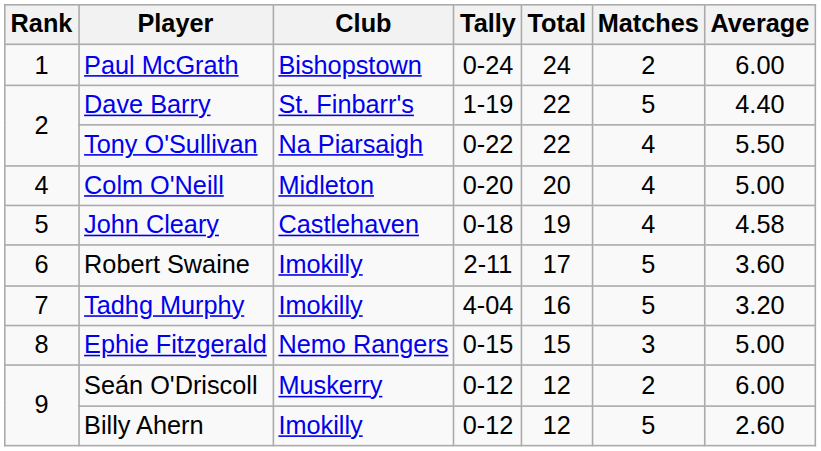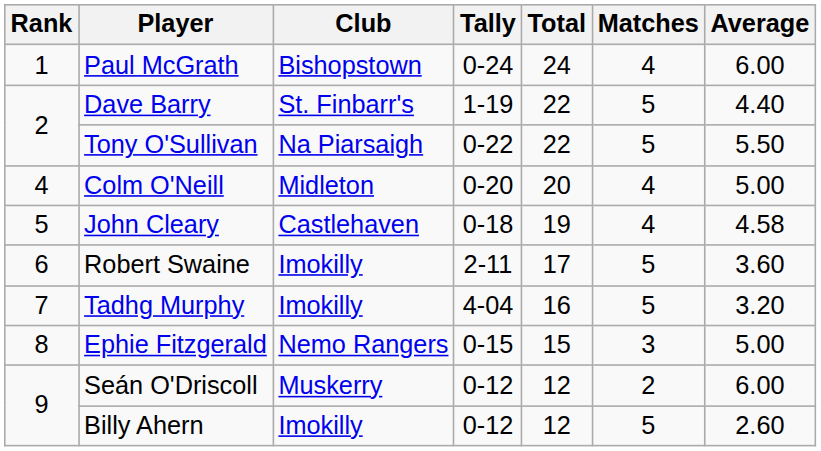(648, 64) 2 -> (648, 64) 4
(648, 144) 4 -> (648, 144) 5
